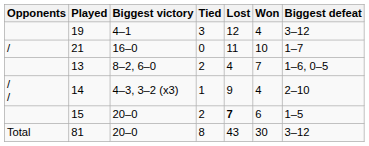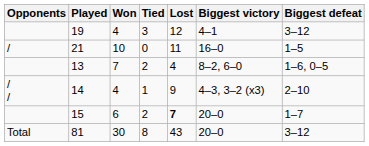columns swapped: (267, 13) <-> (153, 13)
(294, 48) 1–7 -> (294, 48) 1–5
(294, 114) 1–5 -> (294, 114) 1–7
